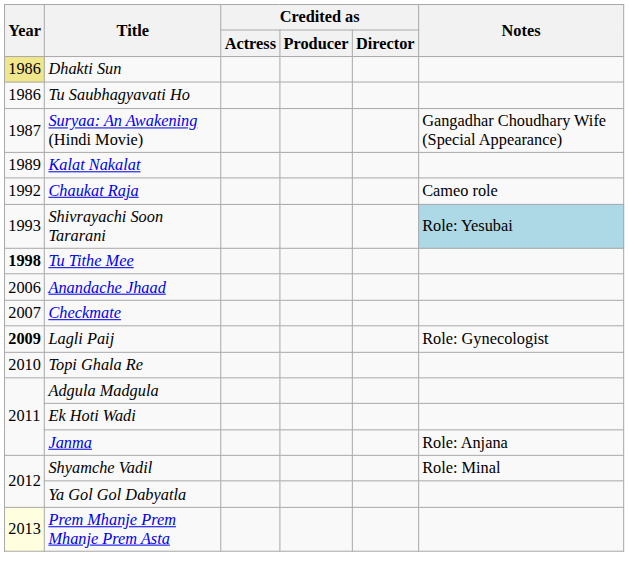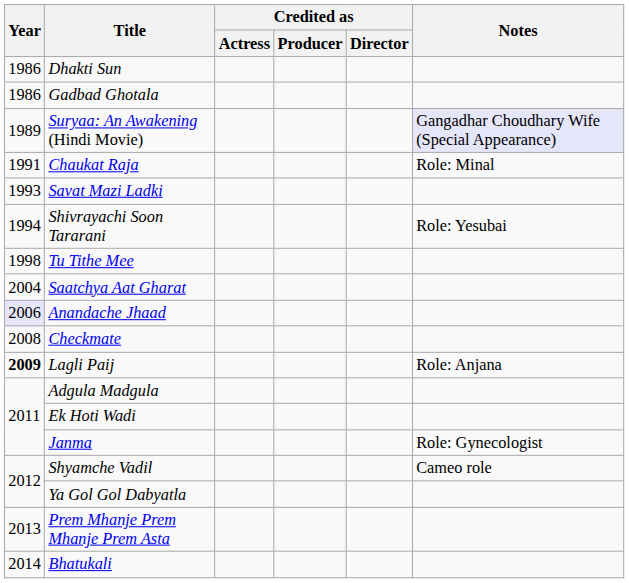(25, 69) khaki background -> (25, 69) no background
- row: (119, 95)
+ row: (104, 95)
(25, 130) 1987 -> (25, 130) 1989
(514, 130) no background -> (508, 130) lavender background
- row: (94, 165)
(25, 191) 1992 -> (25, 165) 1991
(460, 191) Cameo role -> (455, 165) Role: Minal
+ row: (106, 191)
(25, 226) 1993 -> (25, 226) 1994
(467, 226) lightblue background -> (462, 226) no background
(25, 261) bold -> (25, 261) normal
+ row: (117, 287)
(25, 287) no background -> (25, 312) lavender background
(25, 312) 2007 -> (25, 338) 2008
(485, 338) Role: Gynecologist -> (459, 364) Role: Anjana
- row: (96, 364)
(465, 442) Role: Anjana -> (479, 442) Role: Gynecologist
(461, 468) Role: Minal -> (454, 468) Cameo role
(25, 529) lightyellow background -> (25, 529) no background
+ row: (80, 564)
